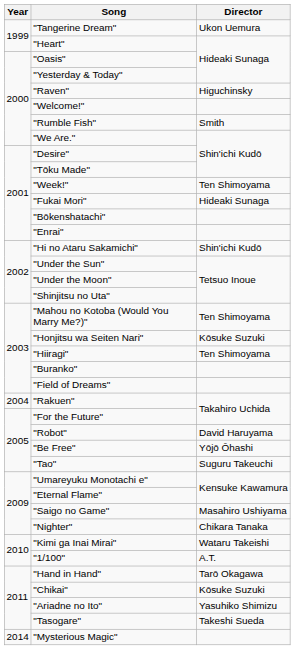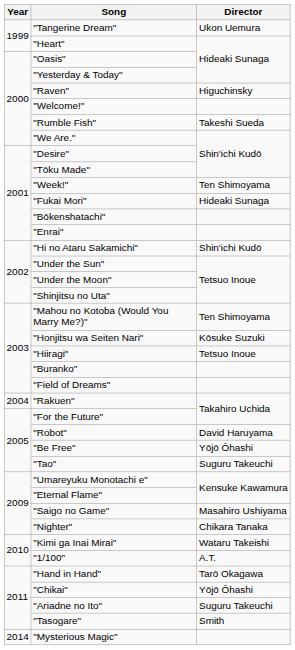(212, 122) Smith -> (232, 122) Takeshi Sueda
(235, 353) Ten Shimoyama -> (227, 353) Tetsuo Inoue
(232, 589) Kōsuke Suzuki -> (226, 589) Yōjō Ōhashi
(238, 605) Yasuhiko Shimizu -> (236, 605) Suguru Takeuchi
(232, 621) Takeshi Sueda -> (212, 621) Smith
